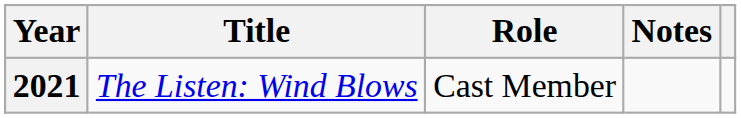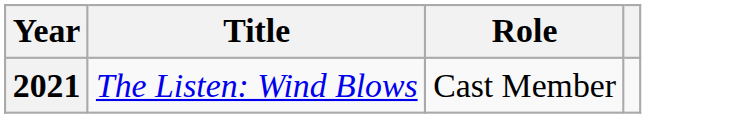- column: (672, 31)
